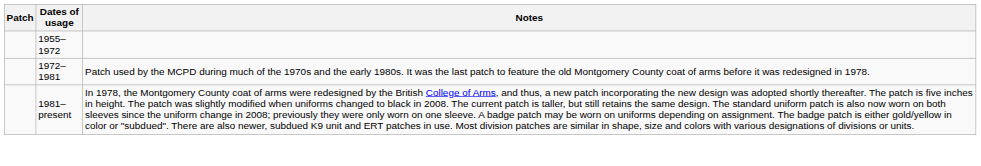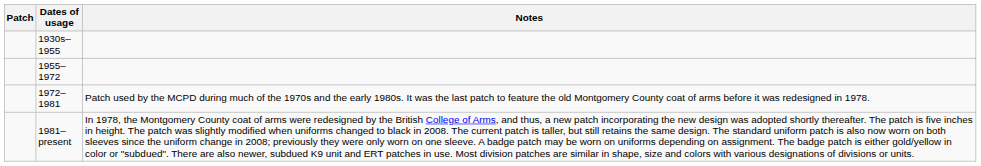+ row: (54, 44)
